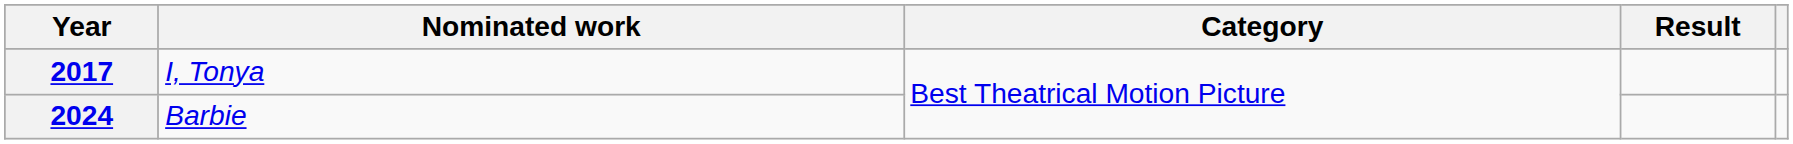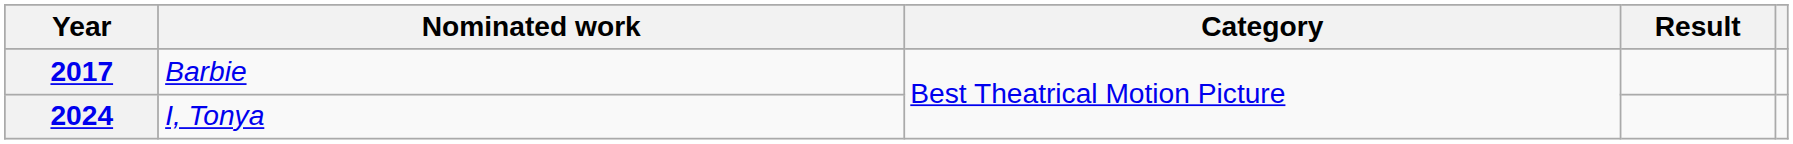(215, 71) I, Tonya -> (206, 71) Barbie
(206, 116) Barbie -> (215, 116) I, Tonya
